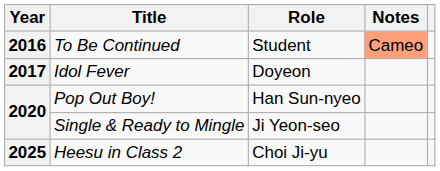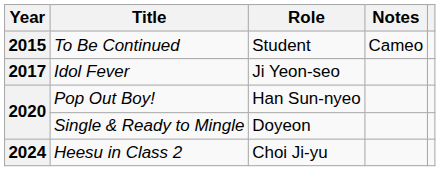(27, 44) 2016 -> (27, 44) 2015
(396, 44) lightsalmon background -> (396, 44) no background
(281, 71) Doyeon -> (296, 71) Ji Yeon-seo
(296, 125) Ji Yeon-seo -> (281, 125) Doyeon
(27, 152) 2025 -> (27, 152) 2024
